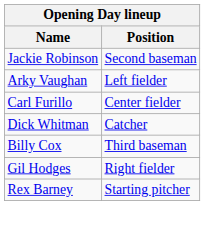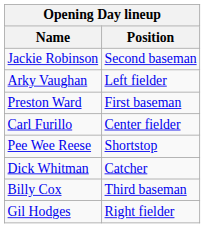+ row: (45, 102)
+ row: (49, 146)
- row: (40, 189)
